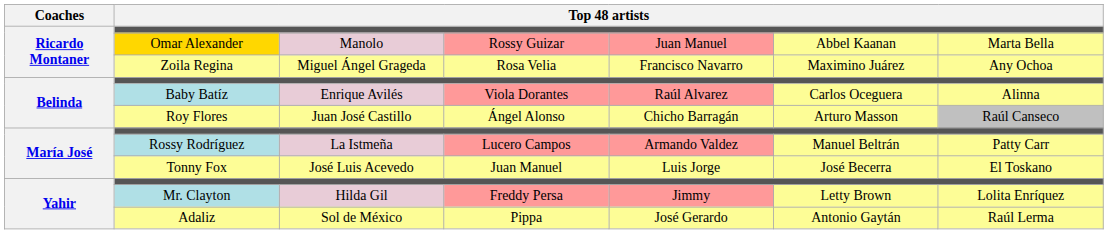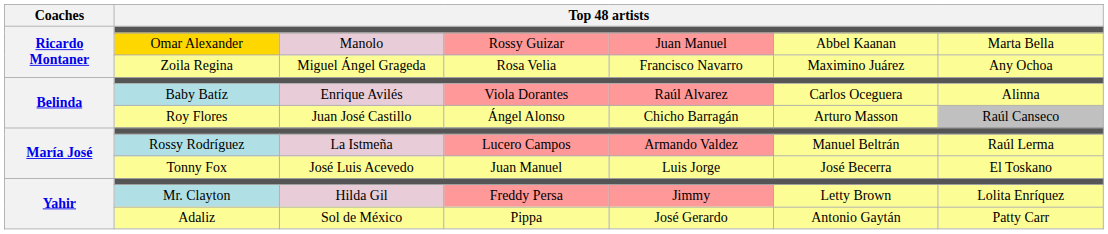(1021, 145) Patty Carr -> (1021, 145) Raúl Lerma
(1021, 217) Raúl Lerma -> (1021, 217) Patty Carr
